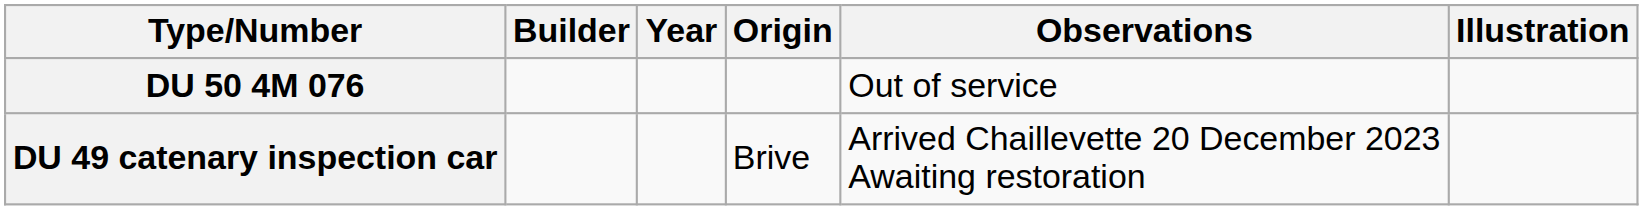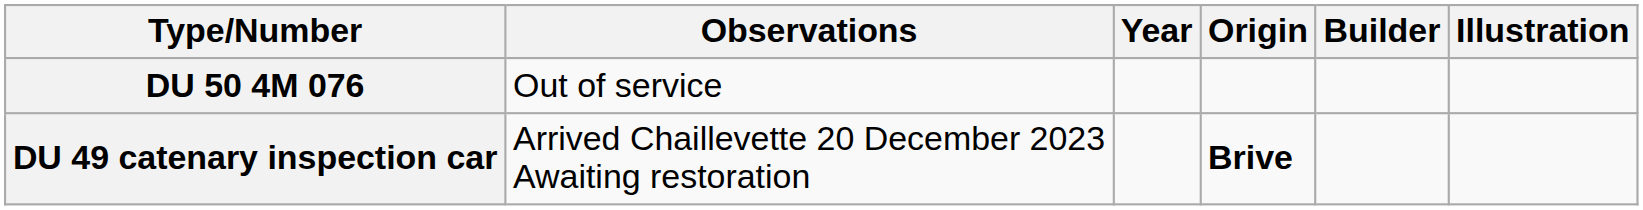columns swapped: (571, 31) <-> (1144, 31)
(771, 158) normal -> (1250, 158) bold
